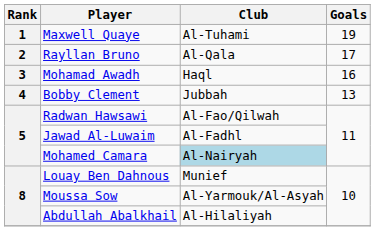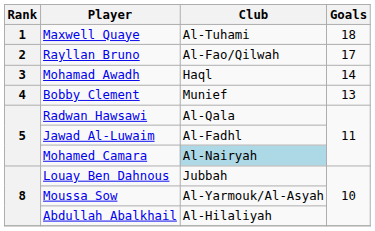(349, 35) 19 -> (349, 35) 18
(209, 55) Al-Qala -> (231, 55) Al-Fao/Qilwah
(349, 75) 16 -> (349, 75) 14
(205, 95) Jubbah -> (205, 95) Munief
(231, 115) Al-Fao/Qilwah -> (209, 115) Al-Qala
(205, 176) Munief -> (205, 176) Jubbah
